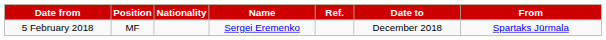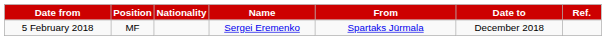columns swapped: (531, 12) <-> (335, 12)
